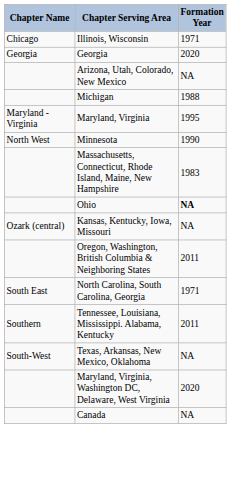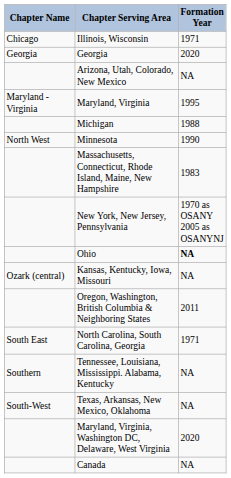rows swapped: (113, 119) <-> (95, 97)
+ row: (122, 222)
(190, 324) 2011 -> (187, 373) NA
